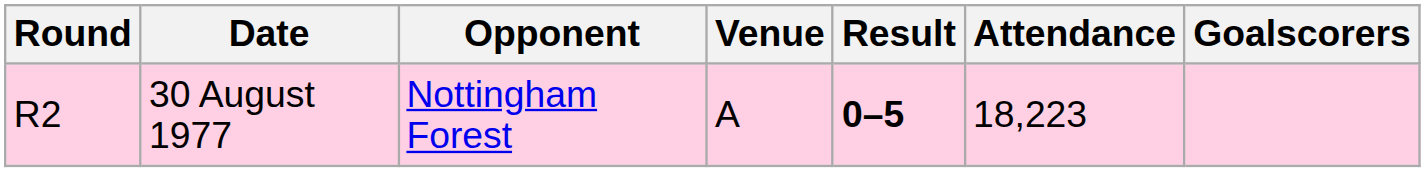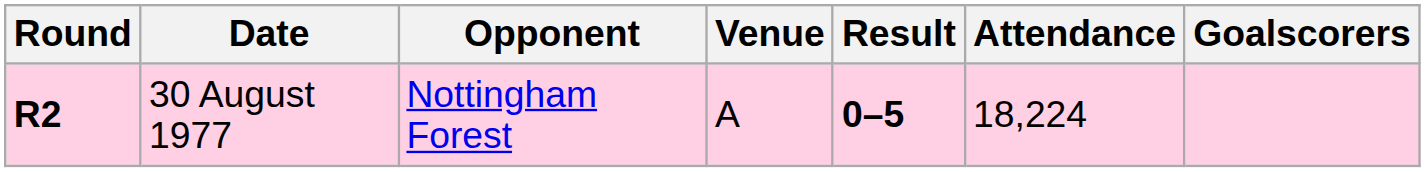(38, 114) normal -> (38, 114) bold
(1030, 114) 18,223 -> (1030, 114) 18,224
